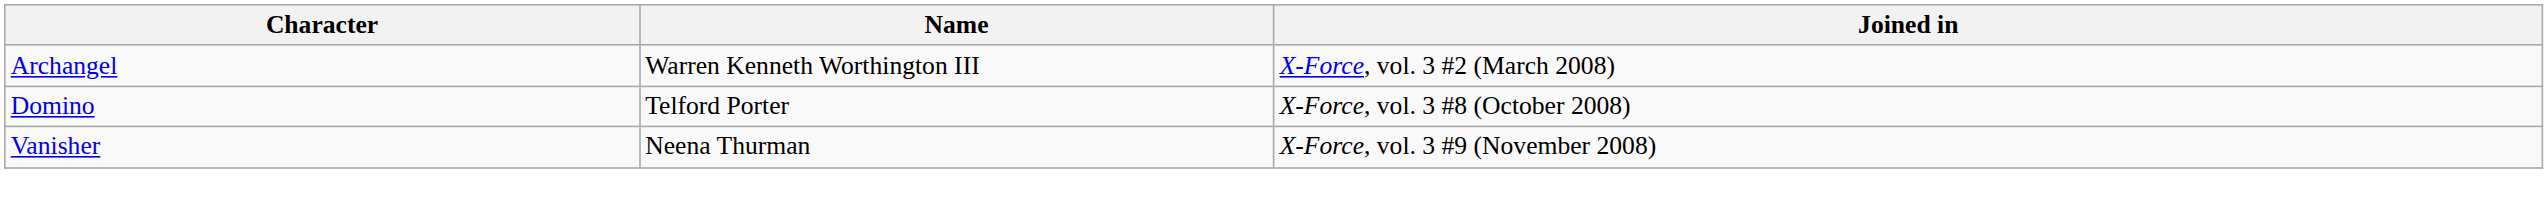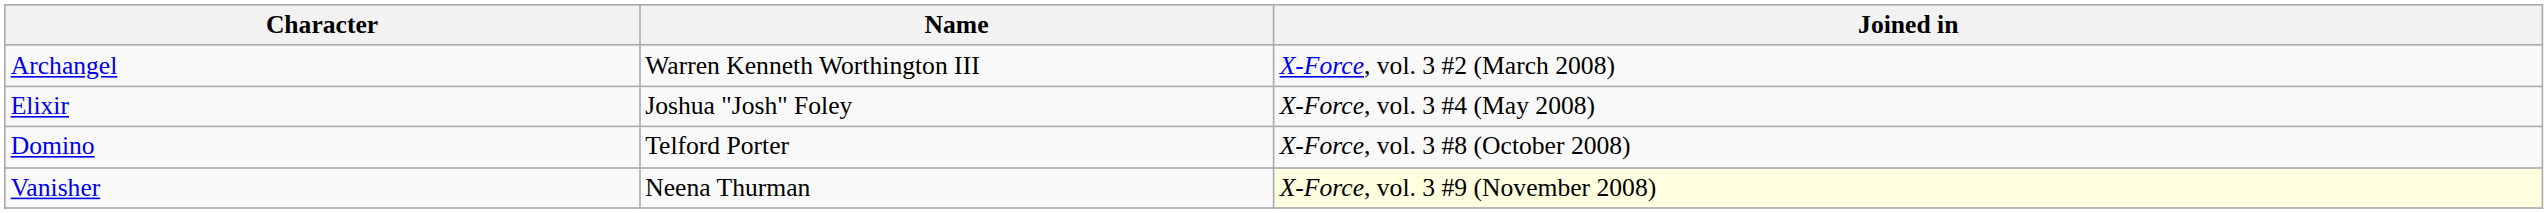+ row: (40, 106)
(1468, 146) no background -> (1468, 187) lightyellow background
